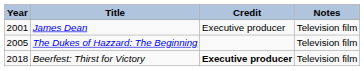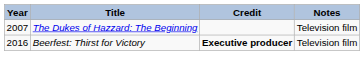- row: (60, 28)
(17, 43) 2005 -> (17, 28) 2007
(17, 58) 2018 -> (17, 43) 2016
